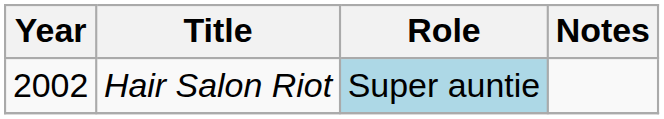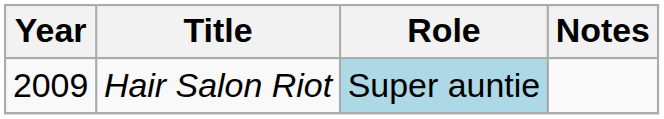(51, 85) 2002 -> (51, 85) 2009
